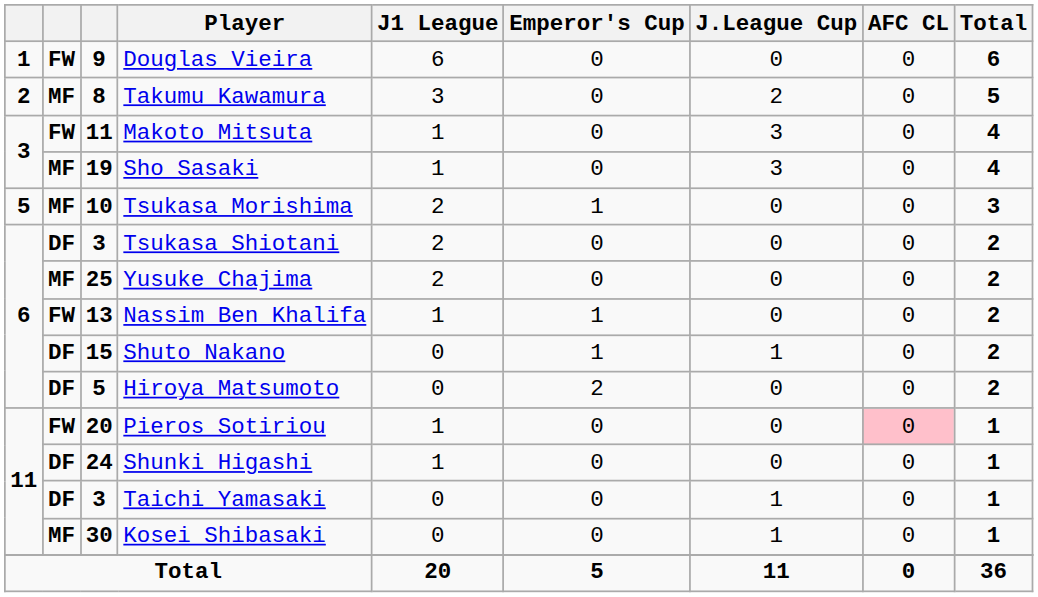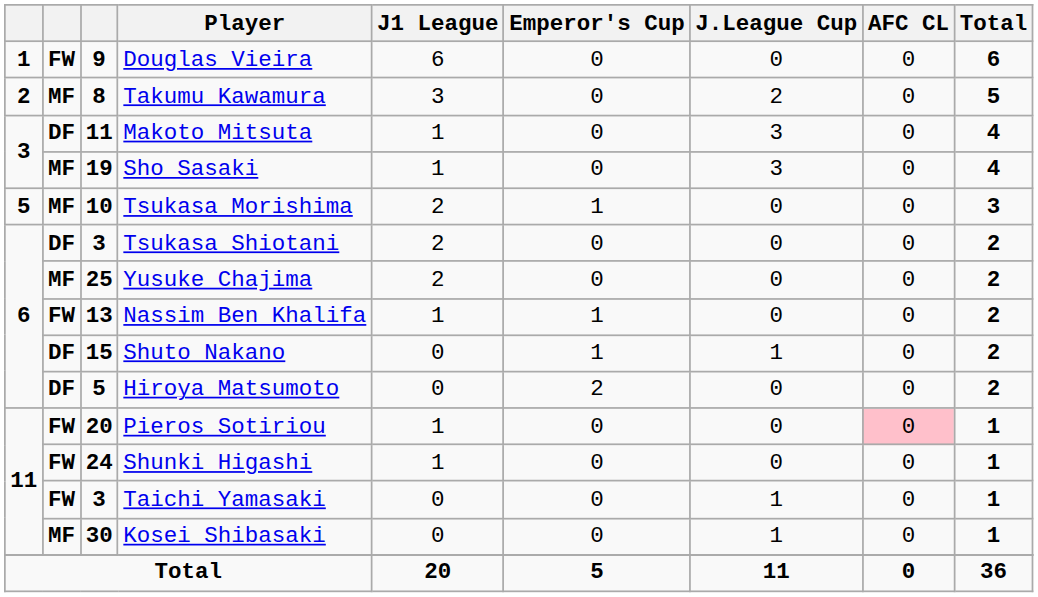(61, 133) FW -> (61, 133) DF
(61, 463) DF -> (61, 463) FW
(61, 500) DF -> (61, 500) FW
